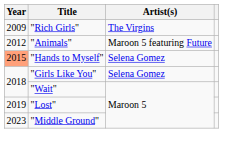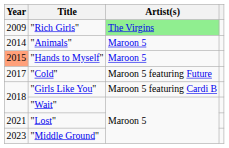(131, 27) no background -> (131, 27) lightgreen background
(16, 43) 2012 -> (16, 43) 2014
(160, 43) Maroon 5 featuring Future -> (127, 43) Maroon 5
(136, 58) Selena Gomez -> (127, 58) Maroon 5
+ row: (44, 74)
(136, 74) Selena Gomez -> (163, 89) Maroon 5 featuring Cardi B
(16, 105) 2019 -> (16, 120) 2021
